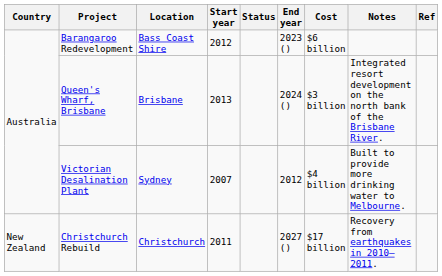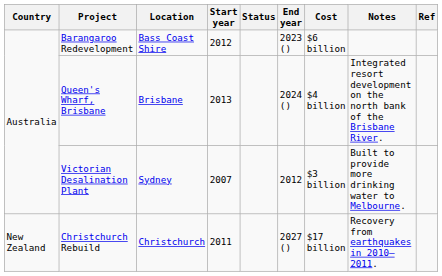(326, 101) $3 billion -> (326, 101) $4 billion
(326, 179) $4 billion -> (326, 179) $3 billion
